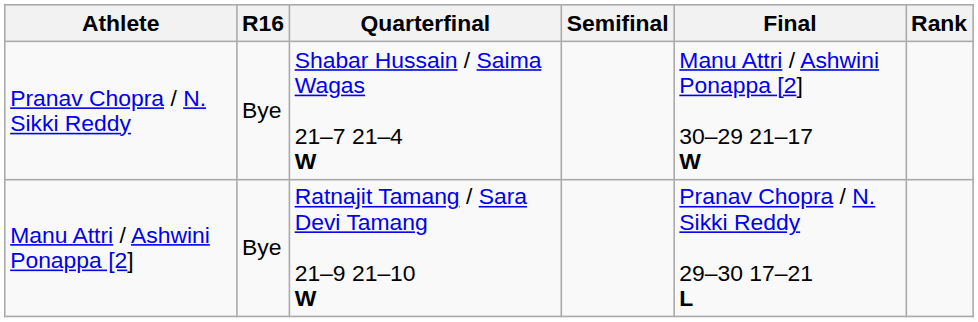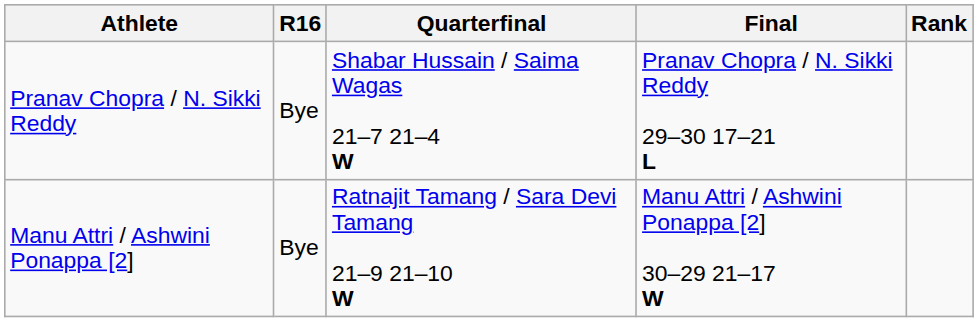- column: (618, 23)
(779, 110) Manu Attri / Ashwini Ponappa [2] 30–29 21–17 W -> (767, 110) Pranav Chopra / N. Sikki Reddy 29–30 17–21 L
(777, 248) Pranav Chopra / N. Sikki Reddy 29–30 17–21 L -> (742, 248) Manu Attri / Ashwini Ponappa [2] 30–29 21–17 W
